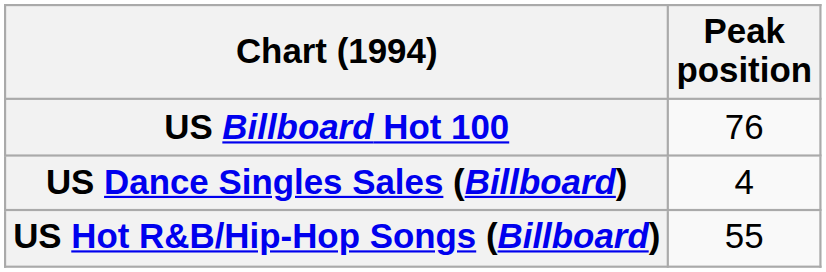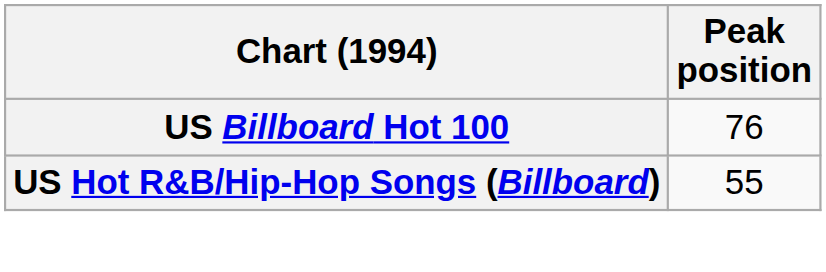- row: (337, 182)
